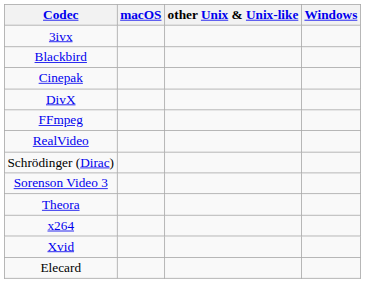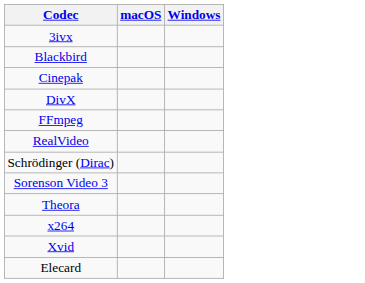- column: (233, 15)
